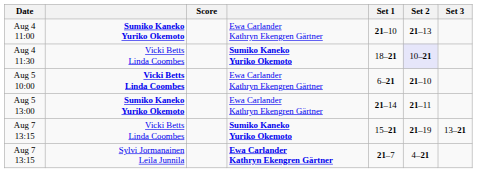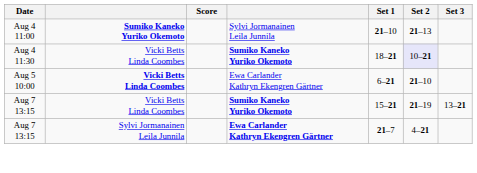(276, 31) Ewa Carlander Kathryn Ekengren Gärtner -> (262, 31) Sylvi Jormanainen Leila Junnila
- row: (25, 106)
